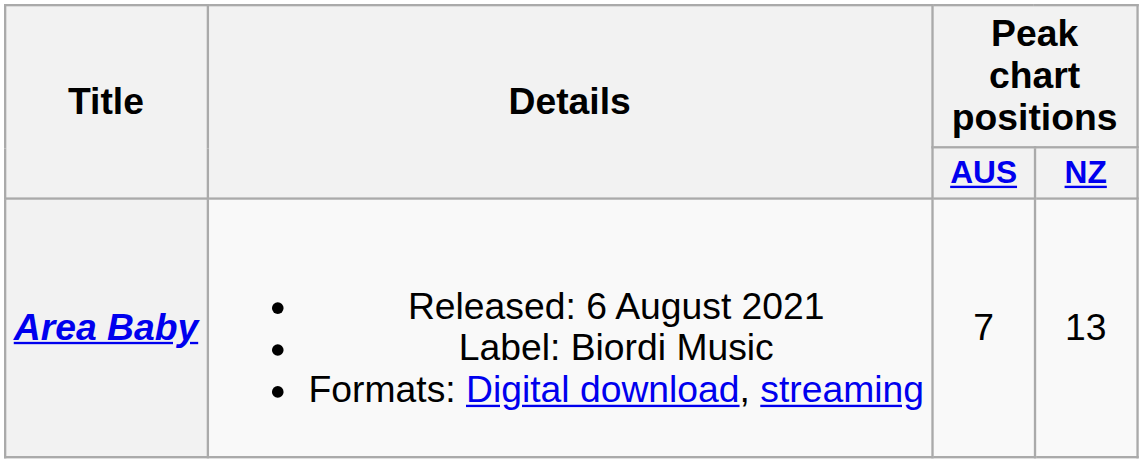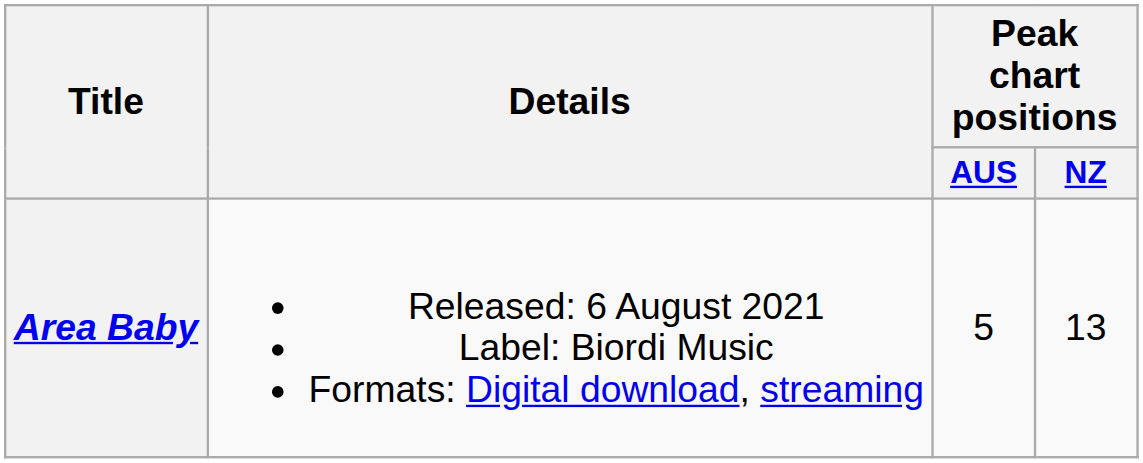(984, 327) 7 -> (984, 327) 5
